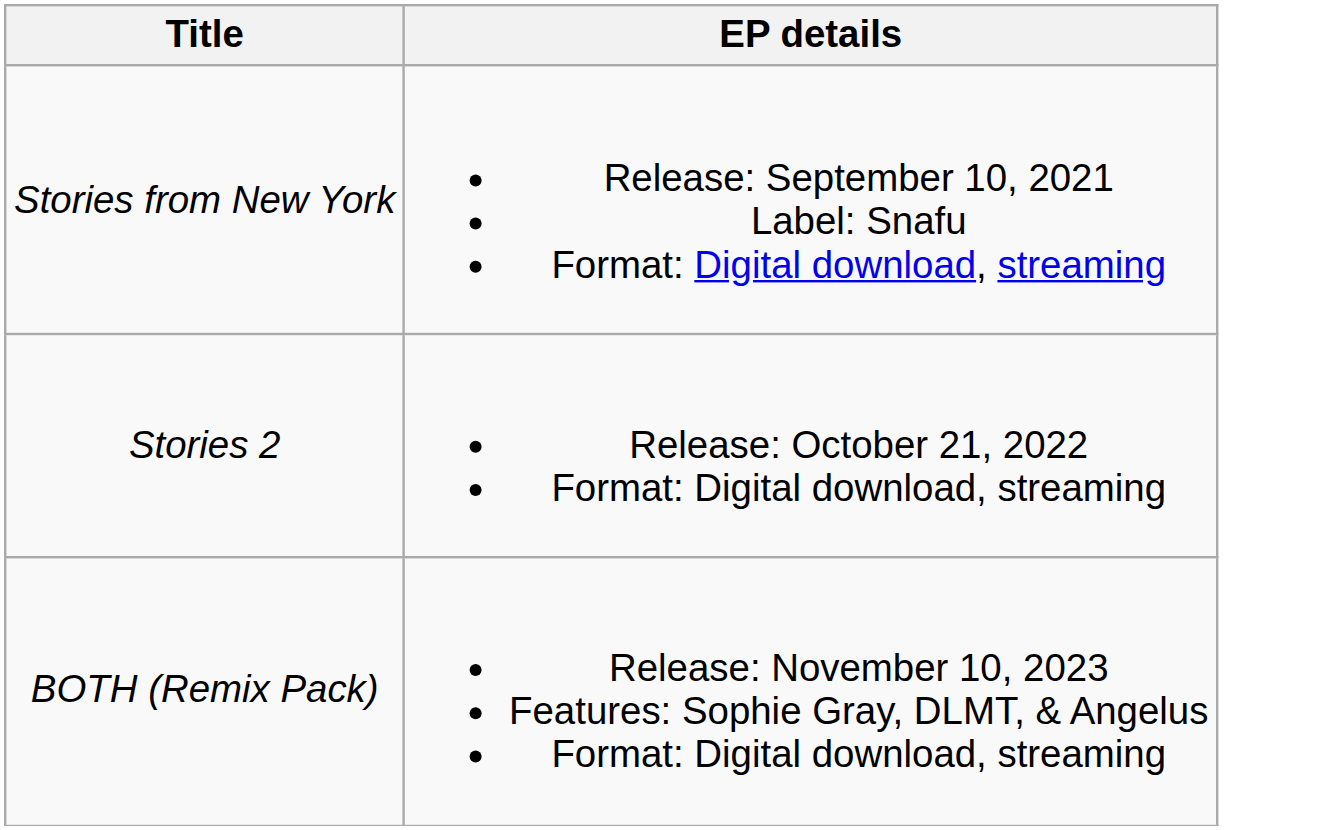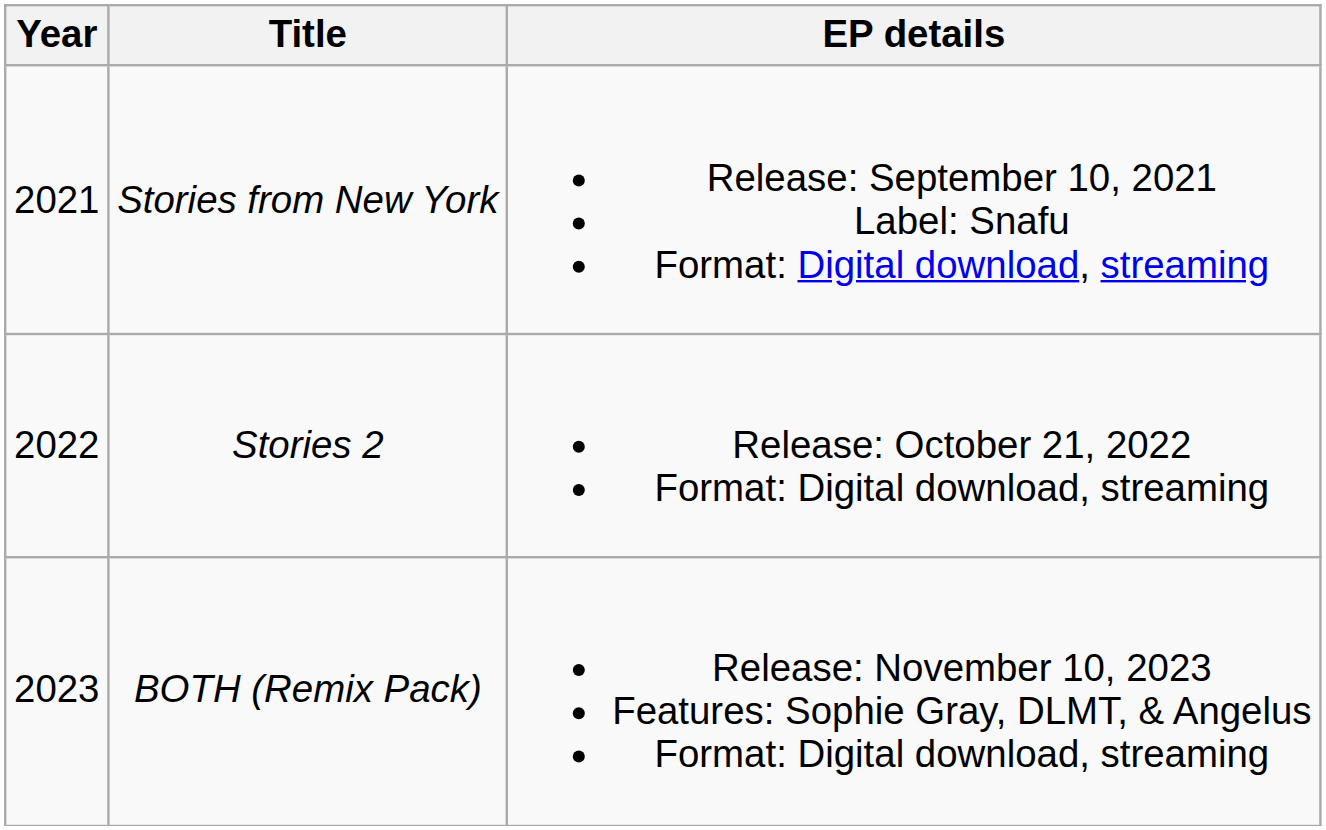+ column: (57, 34)
